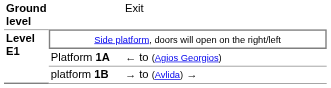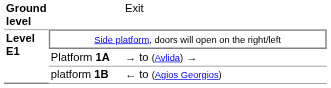(173, 57) ← to (Agios Georgios) -> (161, 57) → to (Avlida) →
(161, 75) → to (Avlida) → -> (173, 75) ← to (Agios Georgios)
